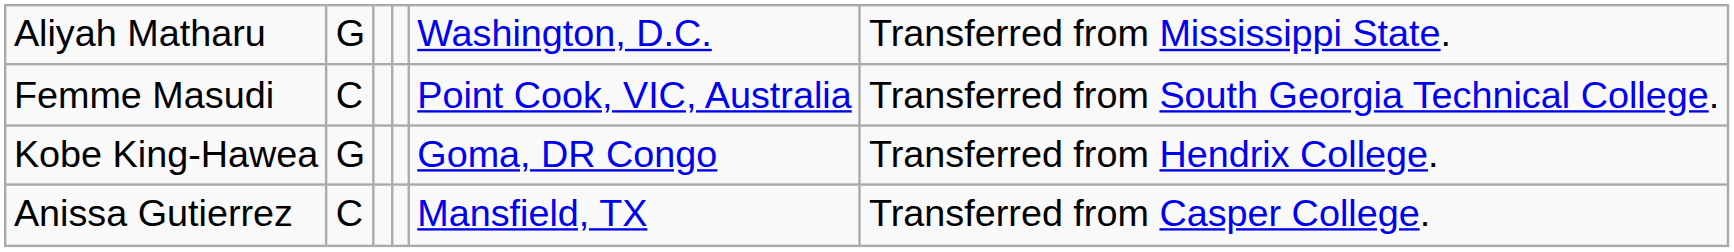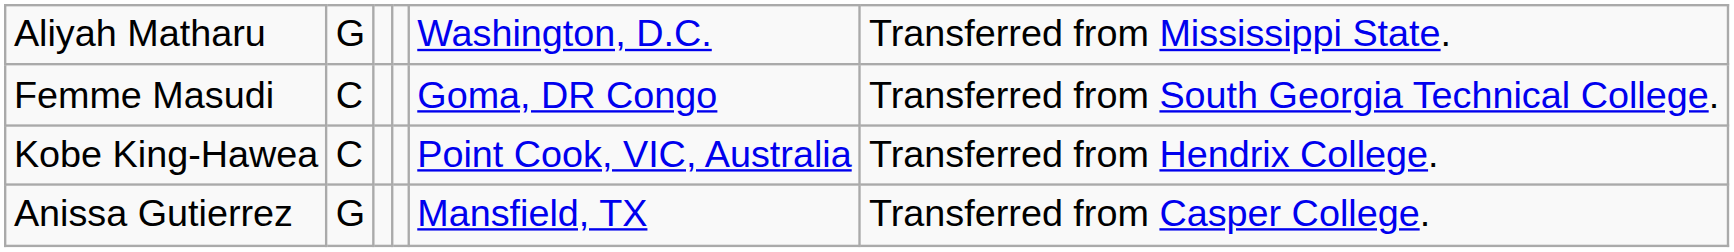(634, 94) Point Cook, VIC, Australia -> (567, 94) Goma, DR Congo
(350, 154) G -> (349, 154) C
(567, 154) Goma, DR Congo -> (634, 154) Point Cook, VIC, Australia
(349, 214) C -> (350, 214) G
